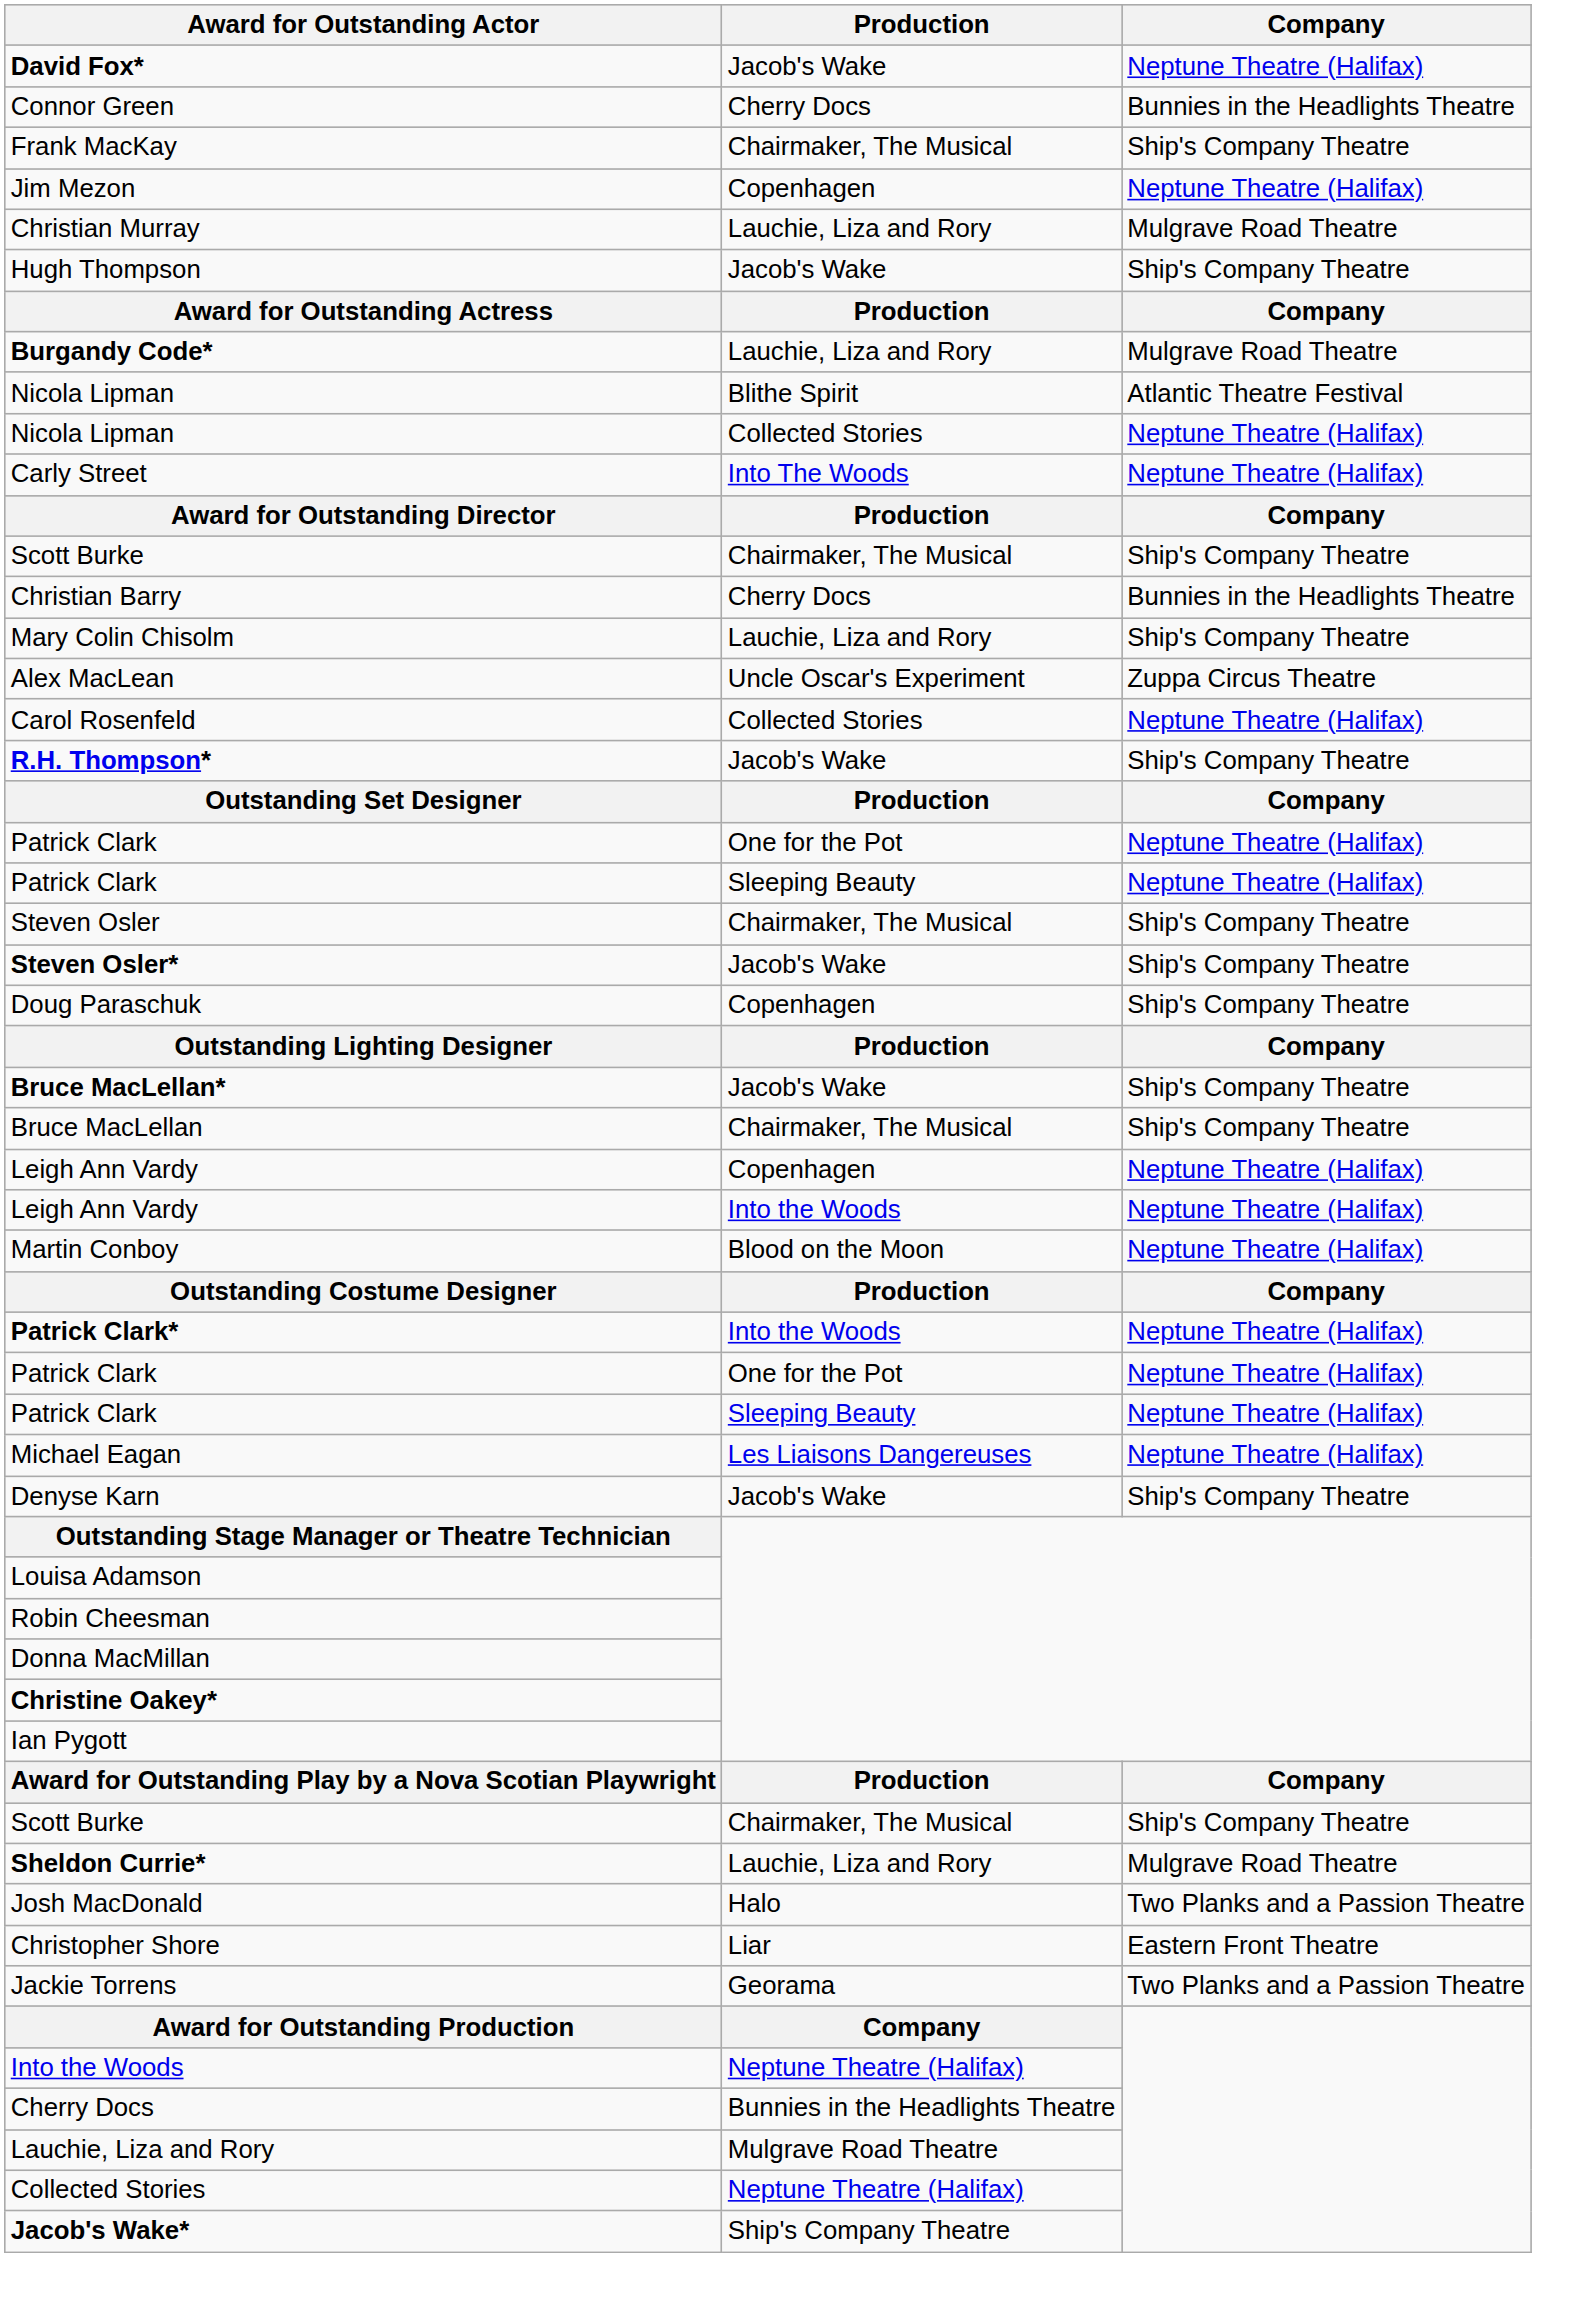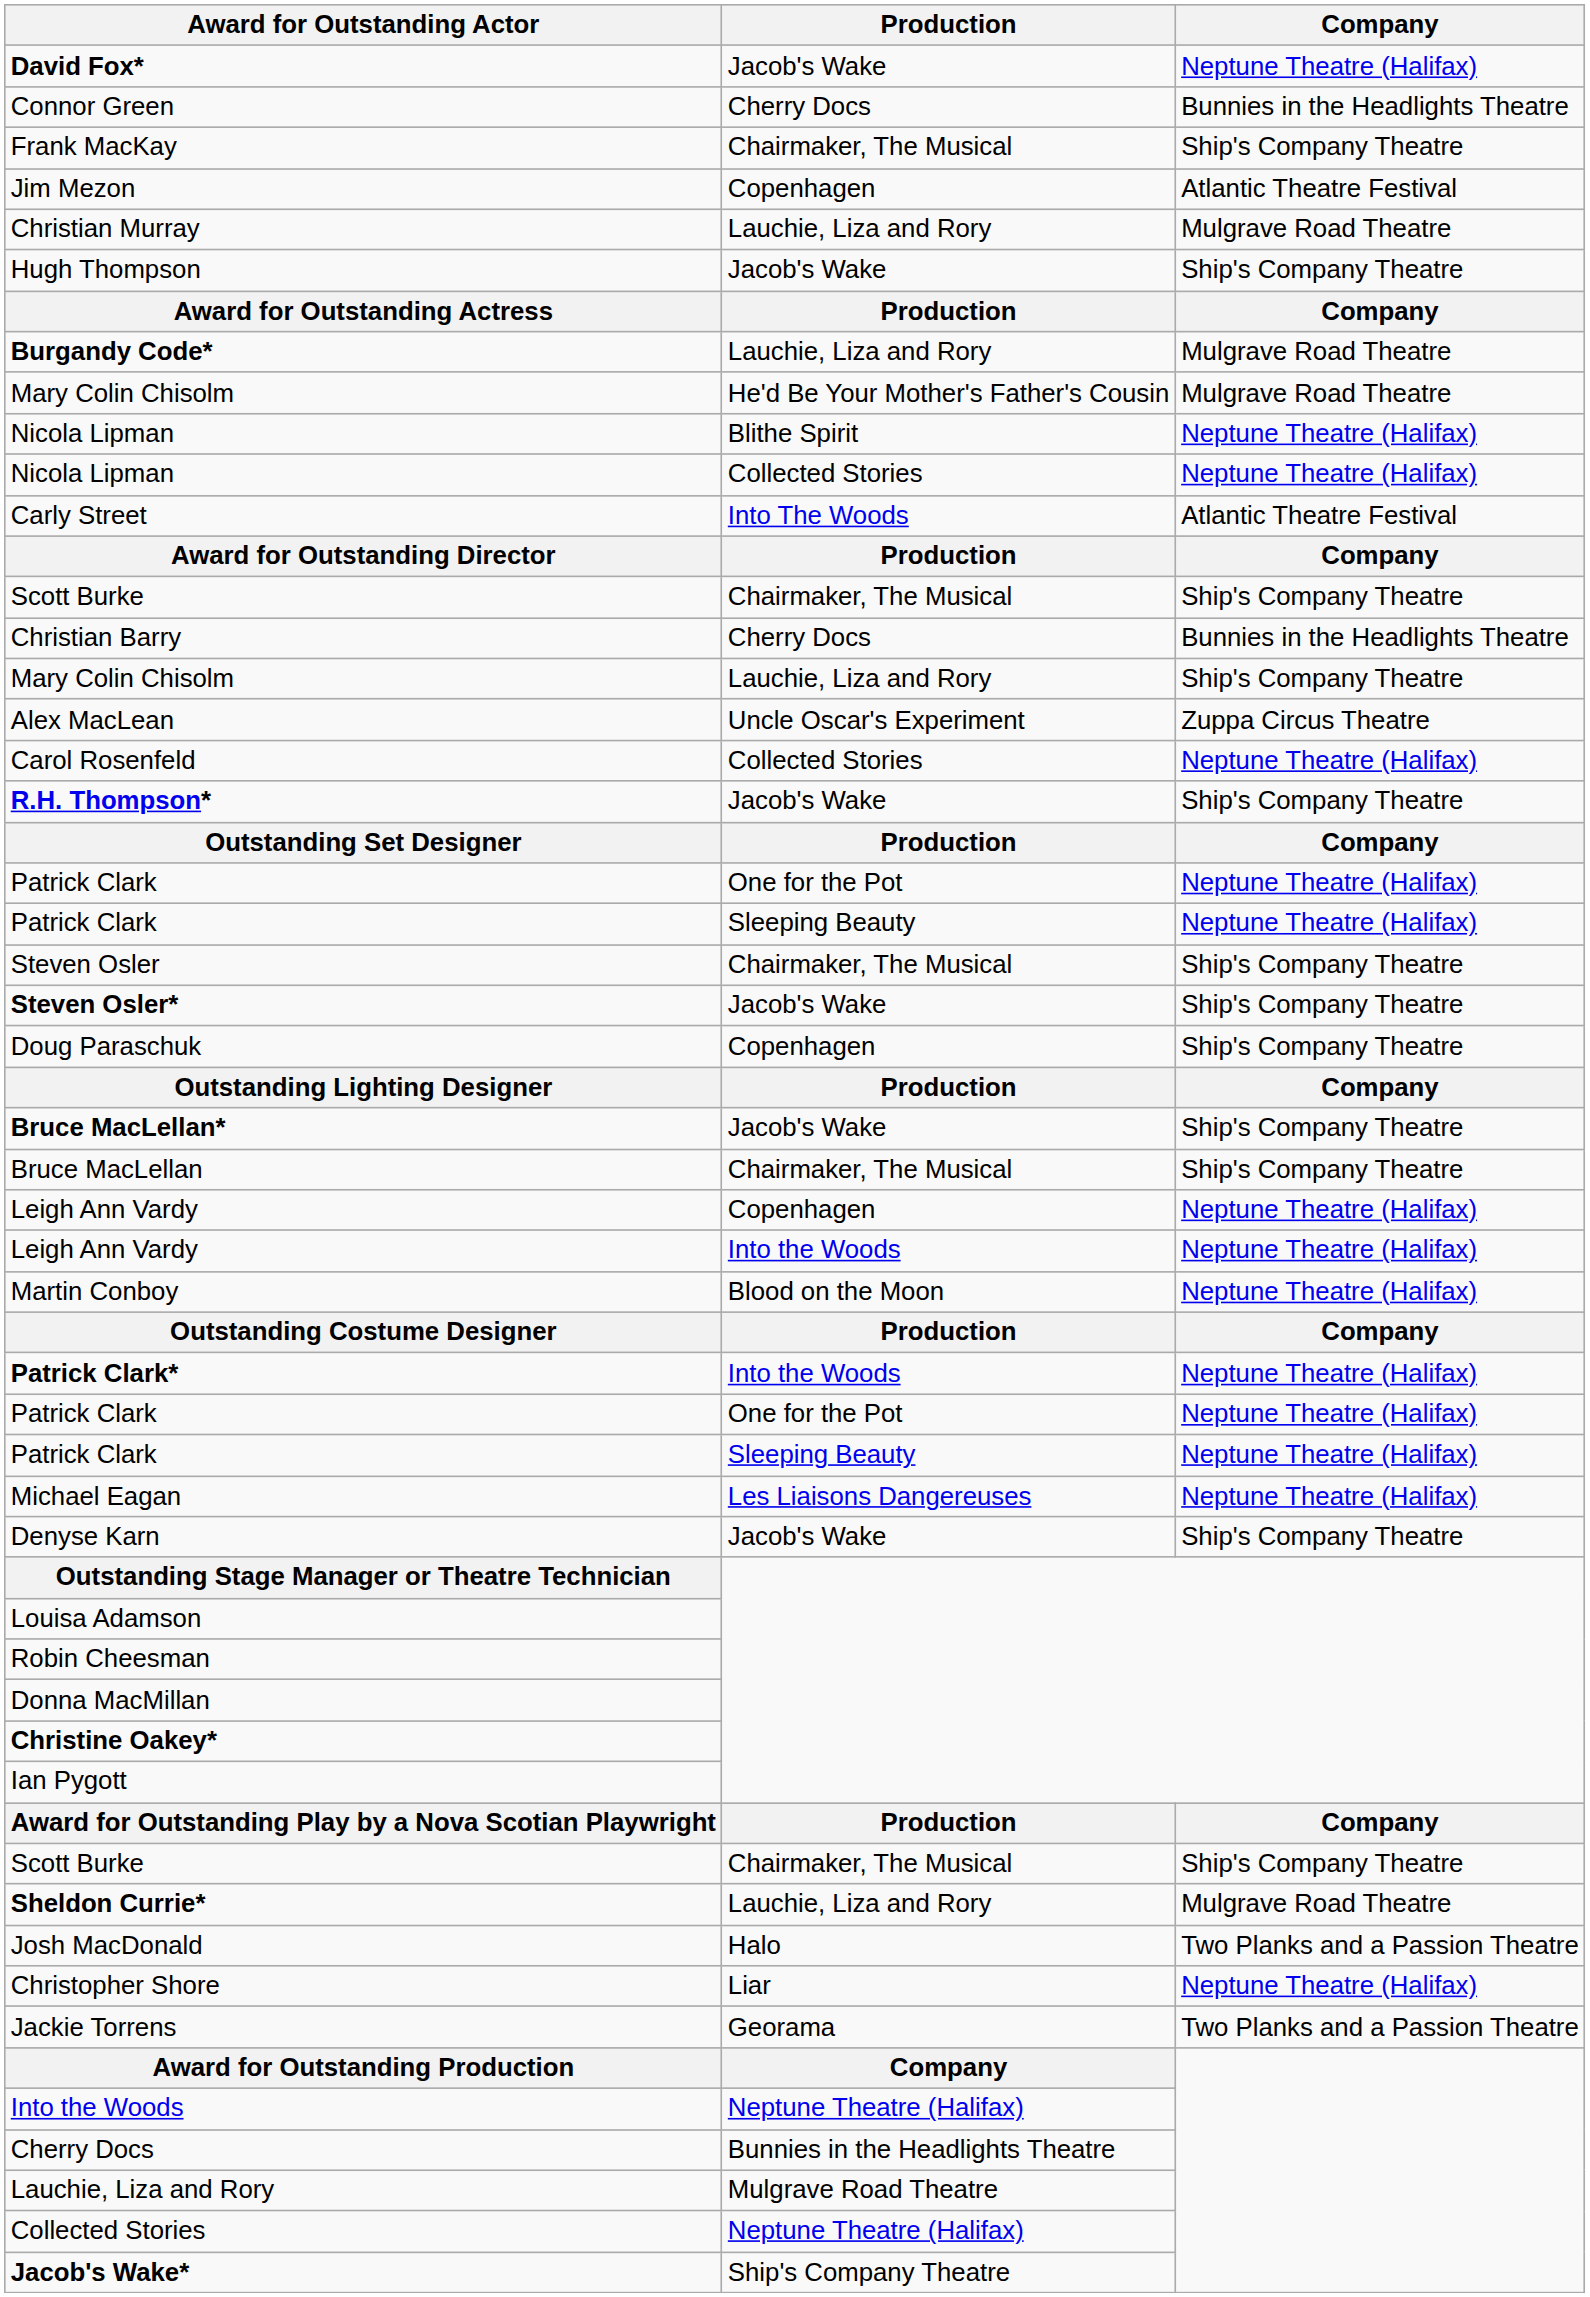(1275, 188) Neptune Theatre (Halifax) -> (1319, 188) Atlantic Theatre Festival
+ row: (122, 392)
(1265, 392) Atlantic Theatre Festival -> (1329, 433) Neptune Theatre (Halifax)
(1275, 474) Neptune Theatre (Halifax) -> (1319, 515) Atlantic Theatre Festival
(1253, 1945) Eastern Front Theatre -> (1329, 1985) Neptune Theatre (Halifax)
